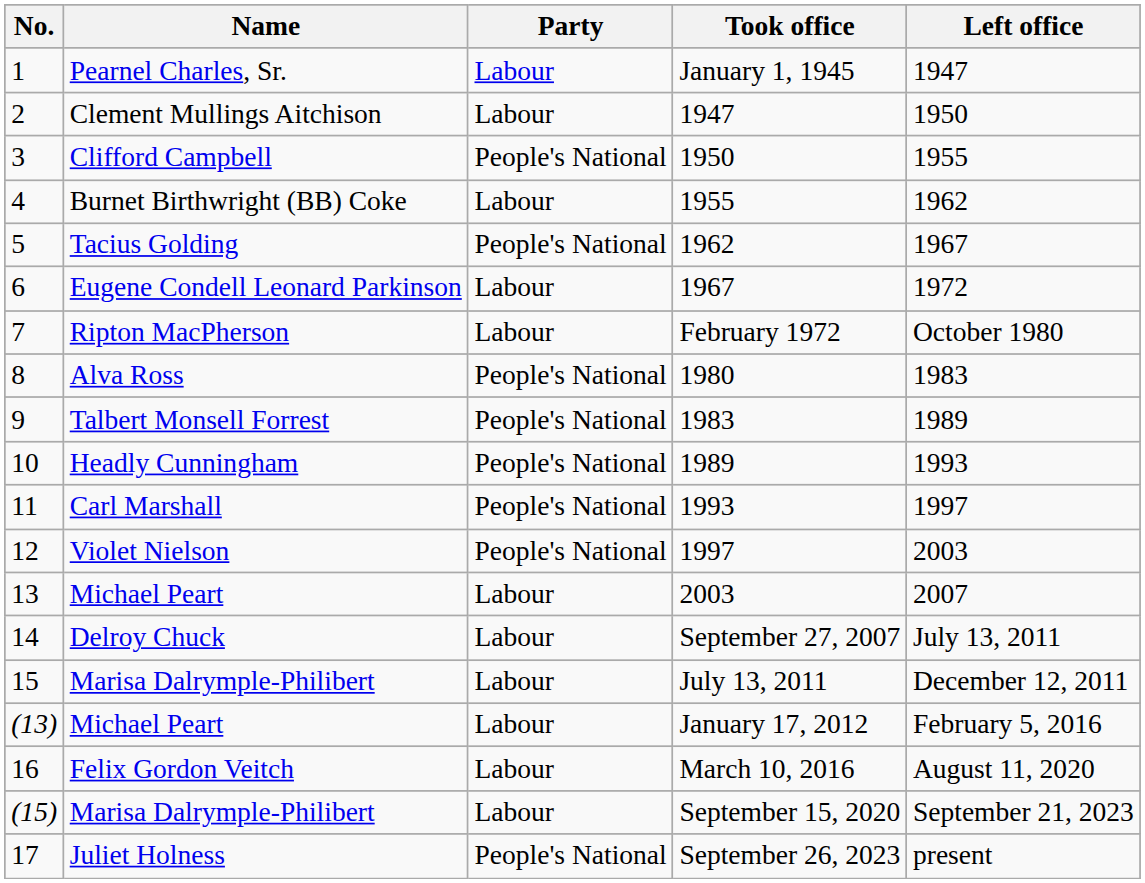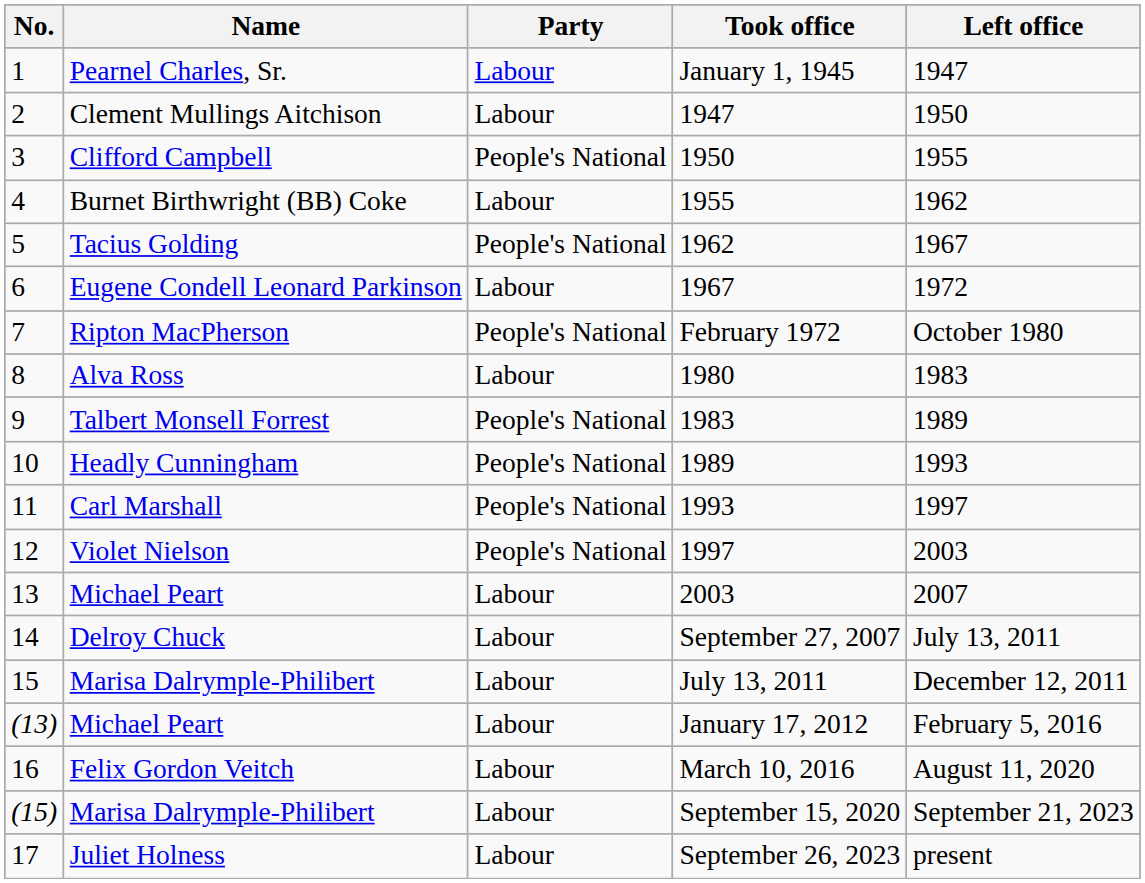(514, 331) Labour -> (571, 331) People's National
(571, 375) People's National -> (514, 375) Labour
(571, 855) People's National -> (514, 855) Labour
